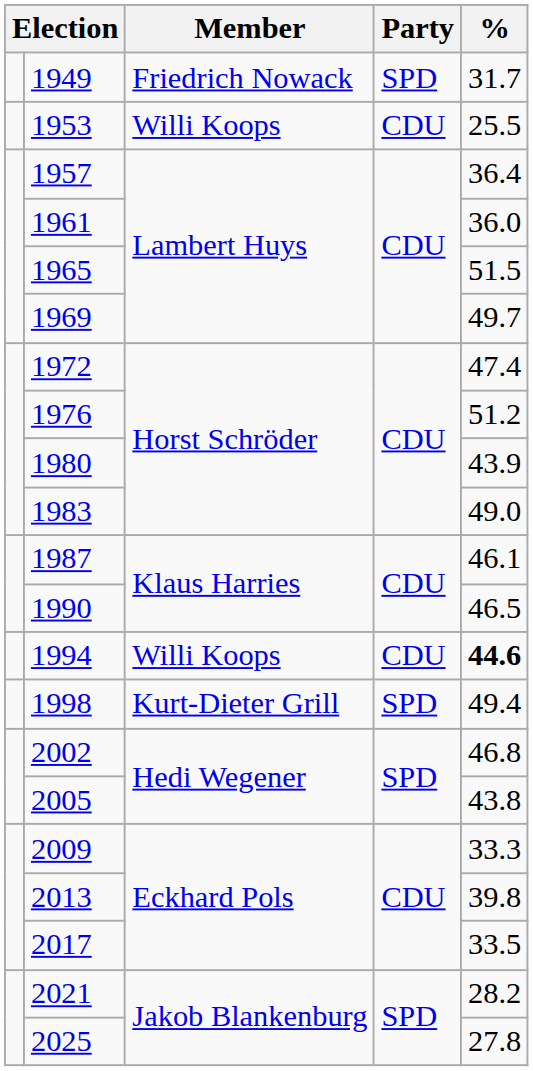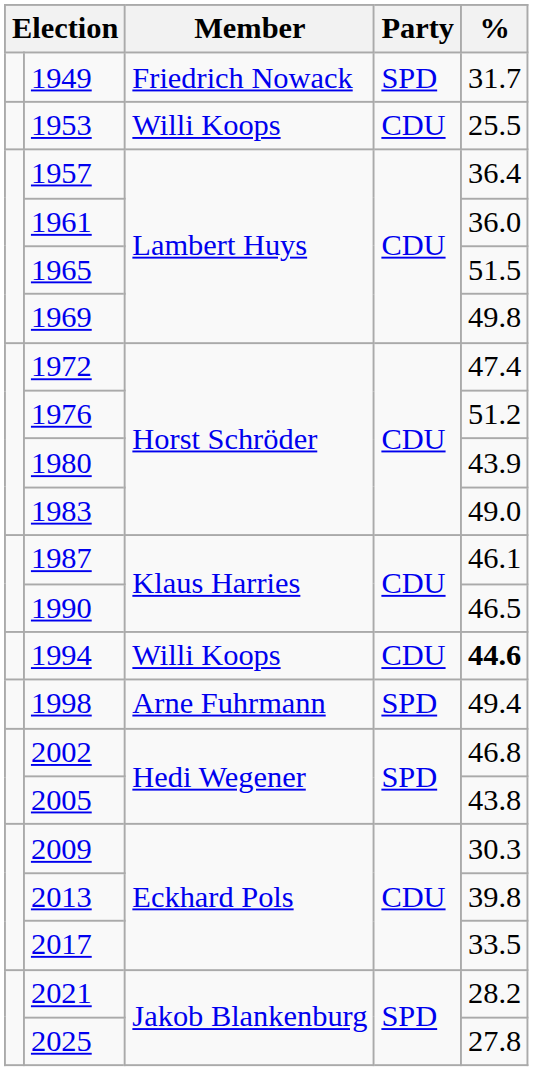(495, 317) 49.7 -> (495, 317) 49.8
(236, 703) Kurt-Dieter Grill -> (229, 703) Arne Fuhrmann
(495, 848) 33.3 -> (495, 848) 30.3
